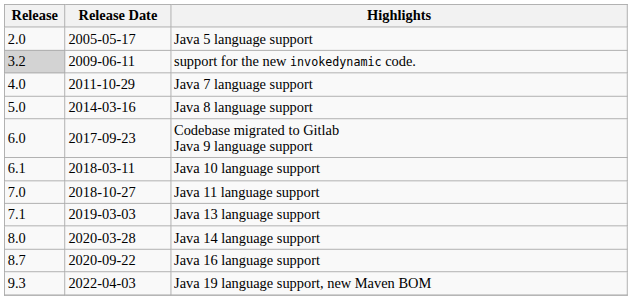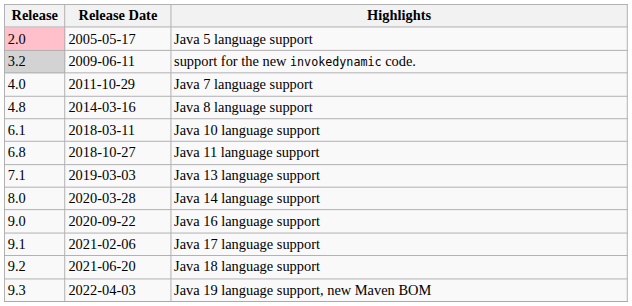(17, 38) no background -> (17, 38) pink background
(17, 107) 5.0 -> (17, 107) 4.8
- row: (257, 138)
(17, 191) 7.0 -> (17, 152) 6.8
(17, 260) 8.7 -> (17, 221) 9.0
+ row: (247, 244)
+ row: (247, 267)
